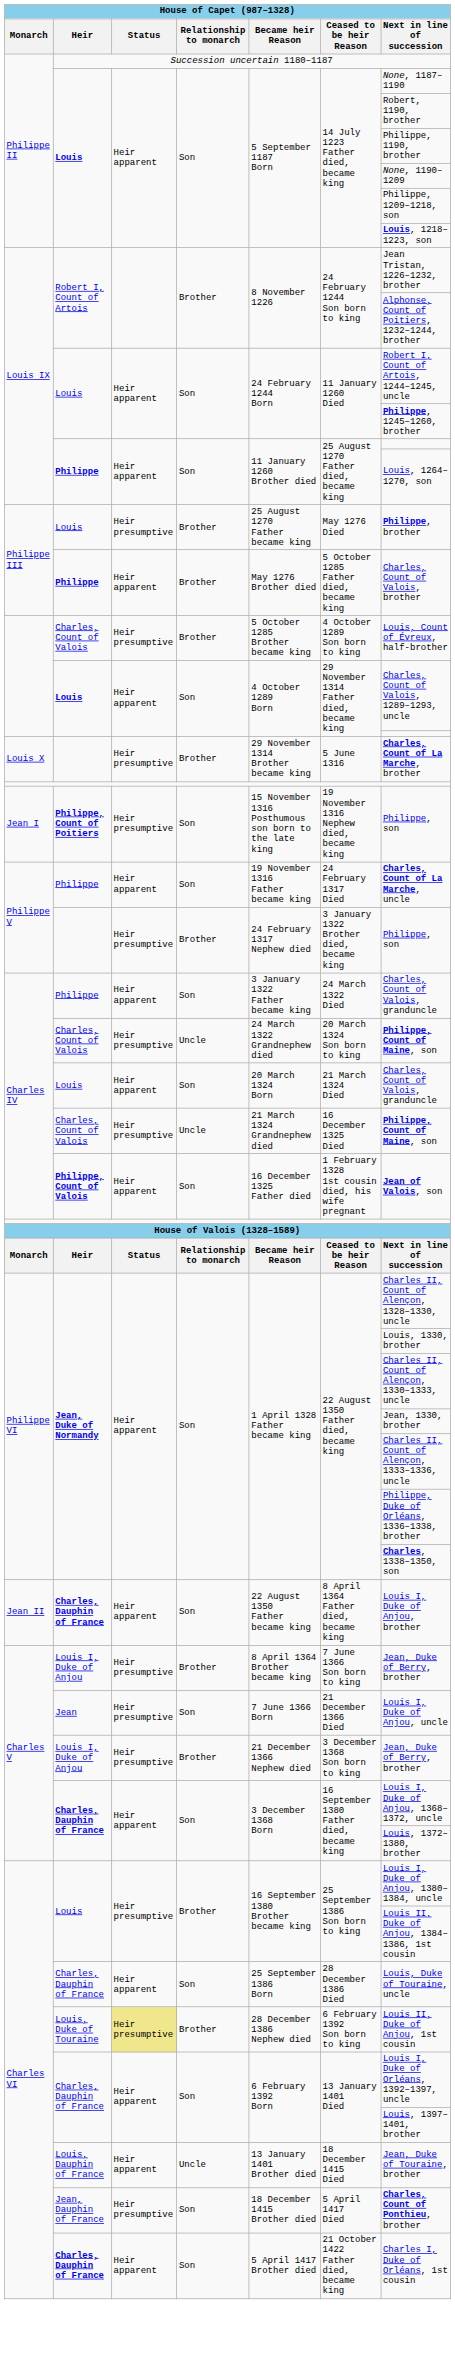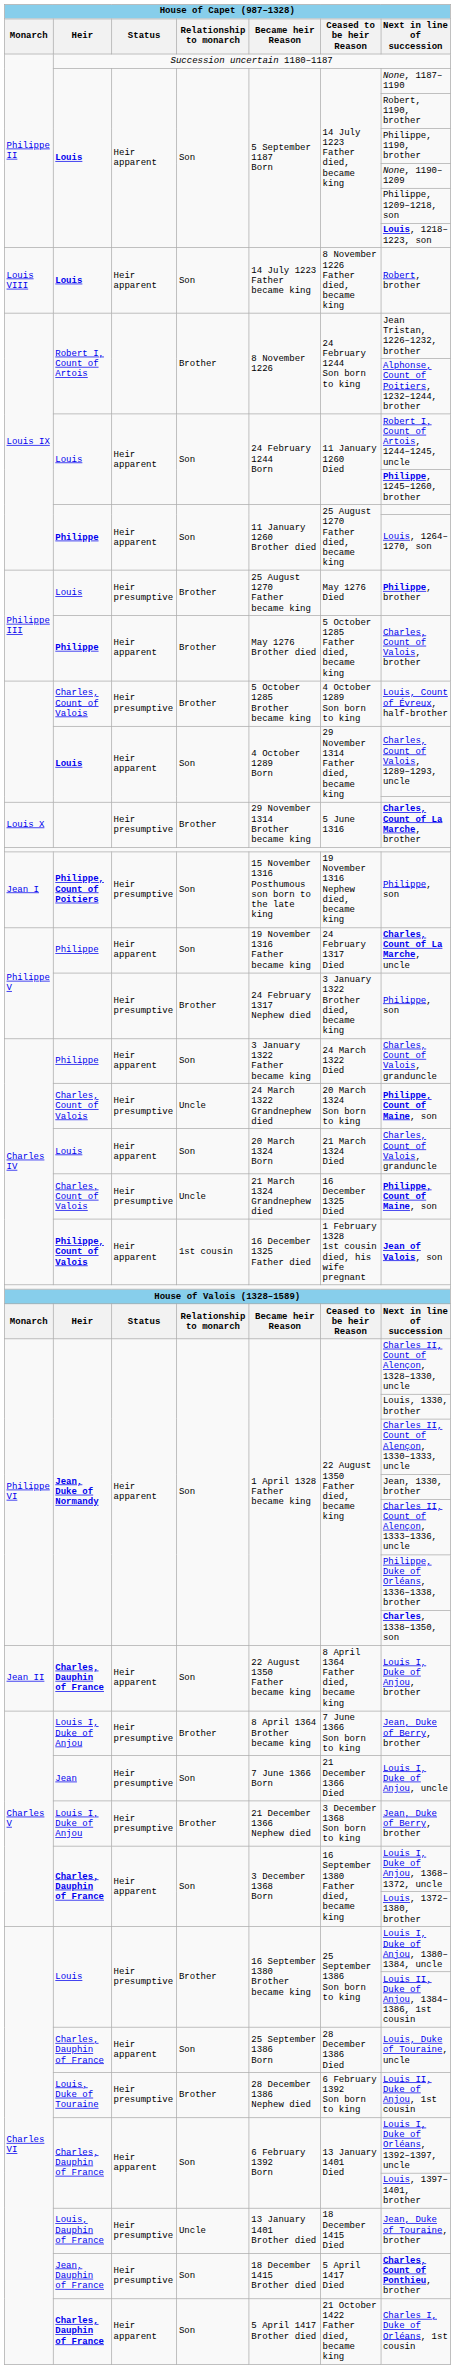+ row: (20, 281)
(187, 1187) Son -> (206, 1252) 1st cousin
(143, 2030) khaki background -> (143, 2095) no background
(135, 2165) Heir apparent -> (143, 2231) Heir presumptive
